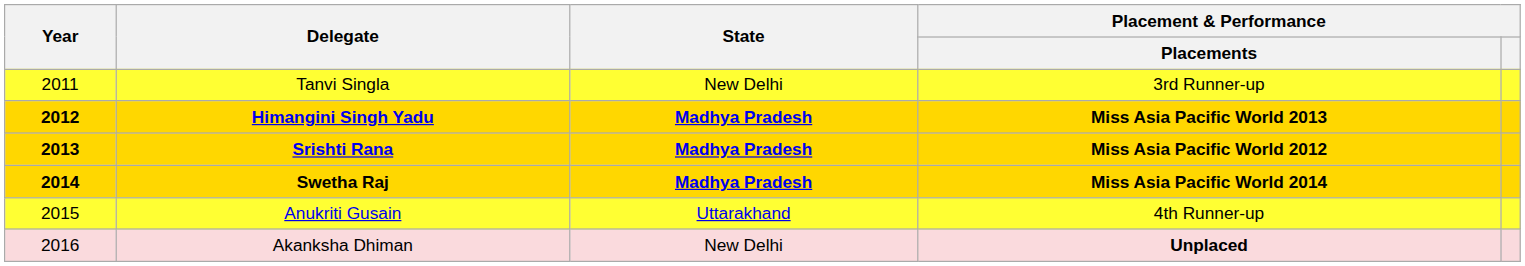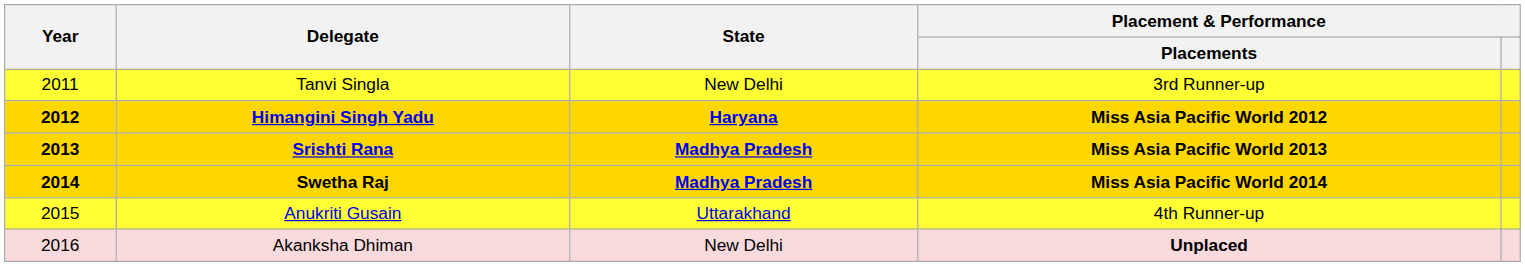(744, 117) Madhya Pradesh -> (744, 117) Haryana
(1209, 117) Miss Asia Pacific World 2013 -> (1209, 117) Miss Asia Pacific World 2012
(1209, 149) Miss Asia Pacific World 2012 -> (1209, 149) Miss Asia Pacific World 2013
